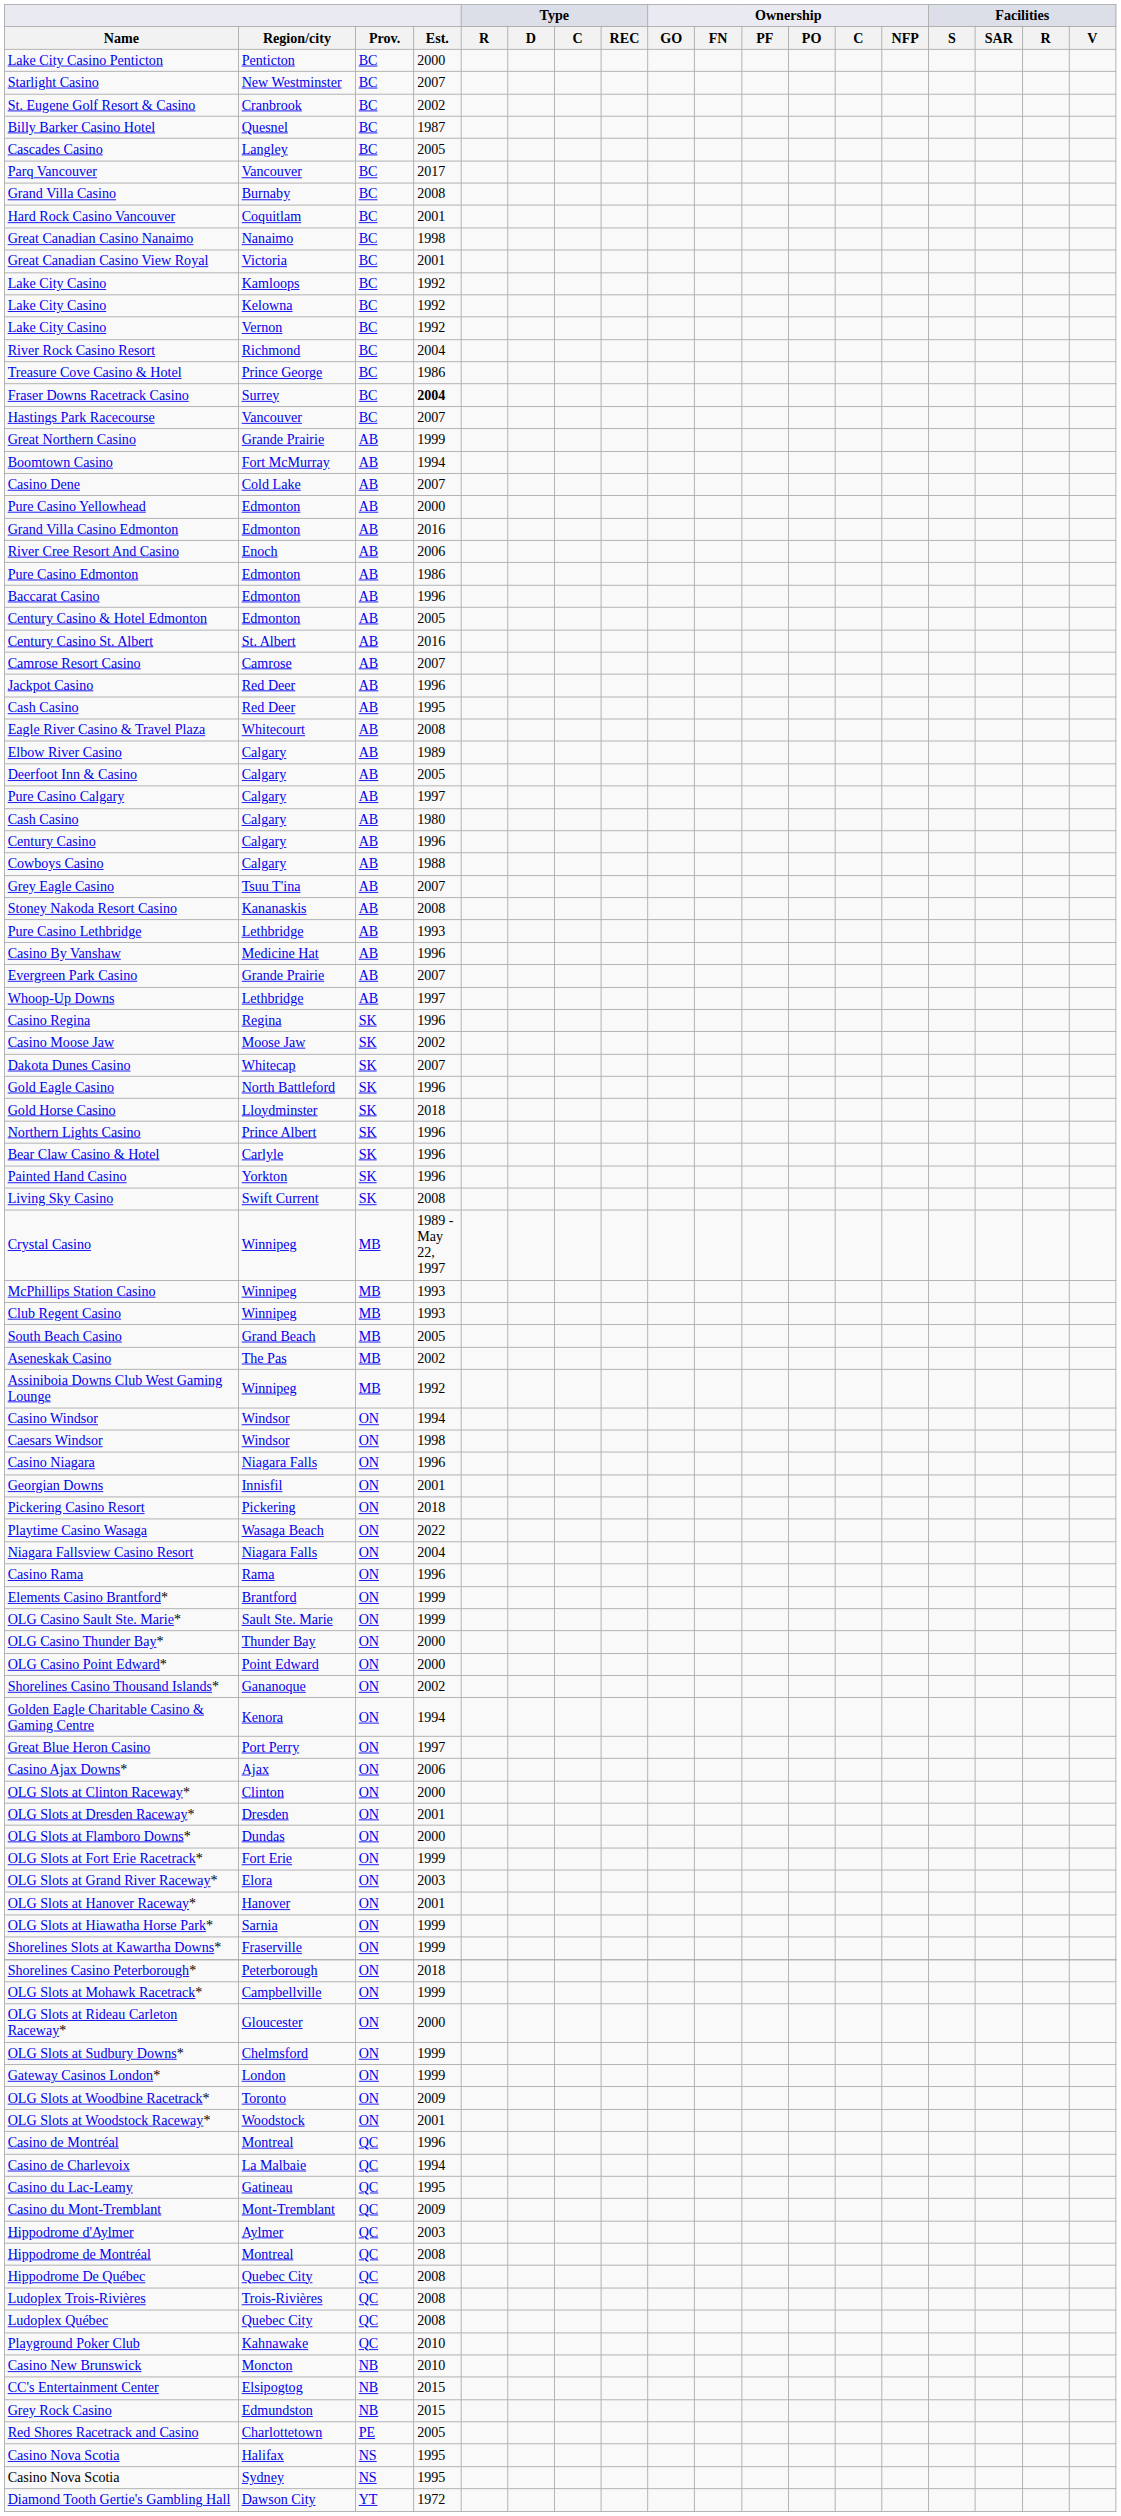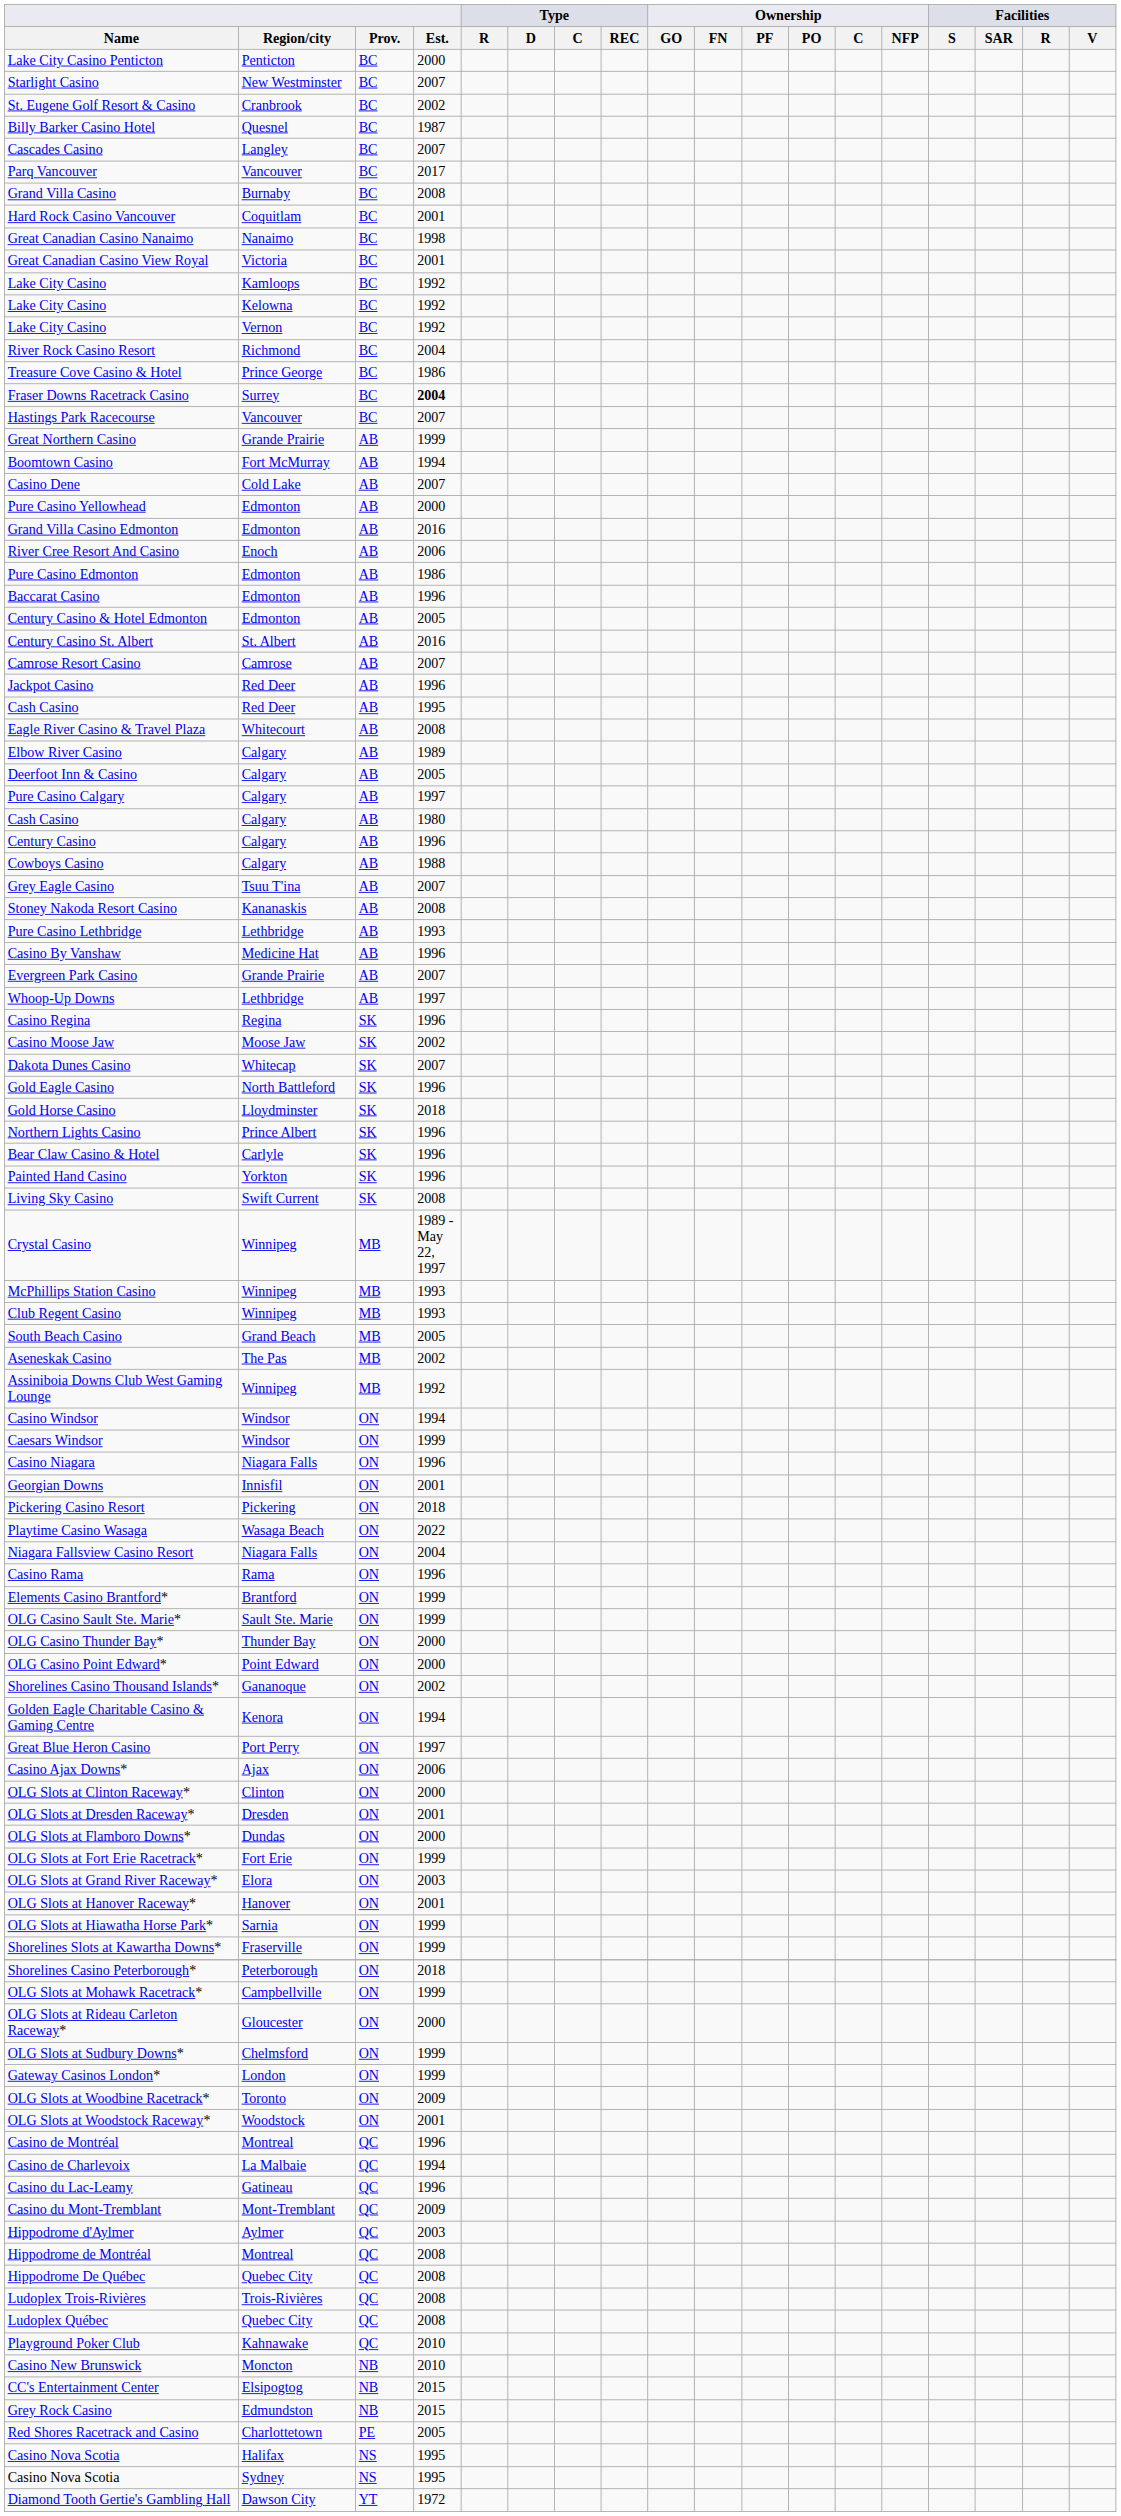(431, 149) 2005 -> (431, 149) 2007
(431, 1441) 1998 -> (431, 1441) 1999
(431, 2187) 1995 -> (431, 2187) 1996
